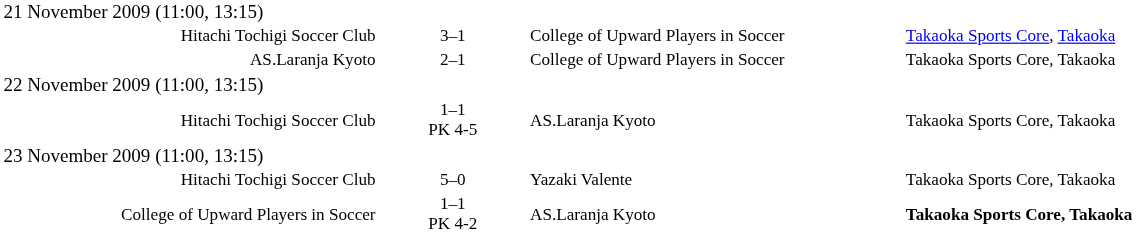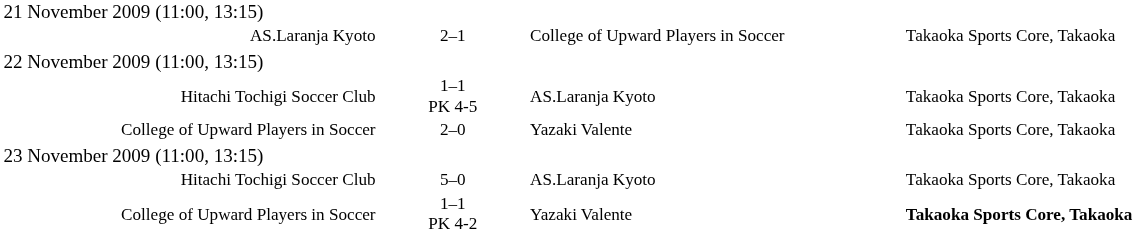- row: (278, 35)
+ row: (248, 129)
(581, 179) Yazaki Valente -> (593, 179) AS.Laranja Kyoto
(593, 213) AS.Laranja Kyoto -> (581, 213) Yazaki Valente
